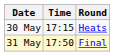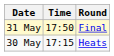rows swapped: (24, 28) <-> (24, 43)
